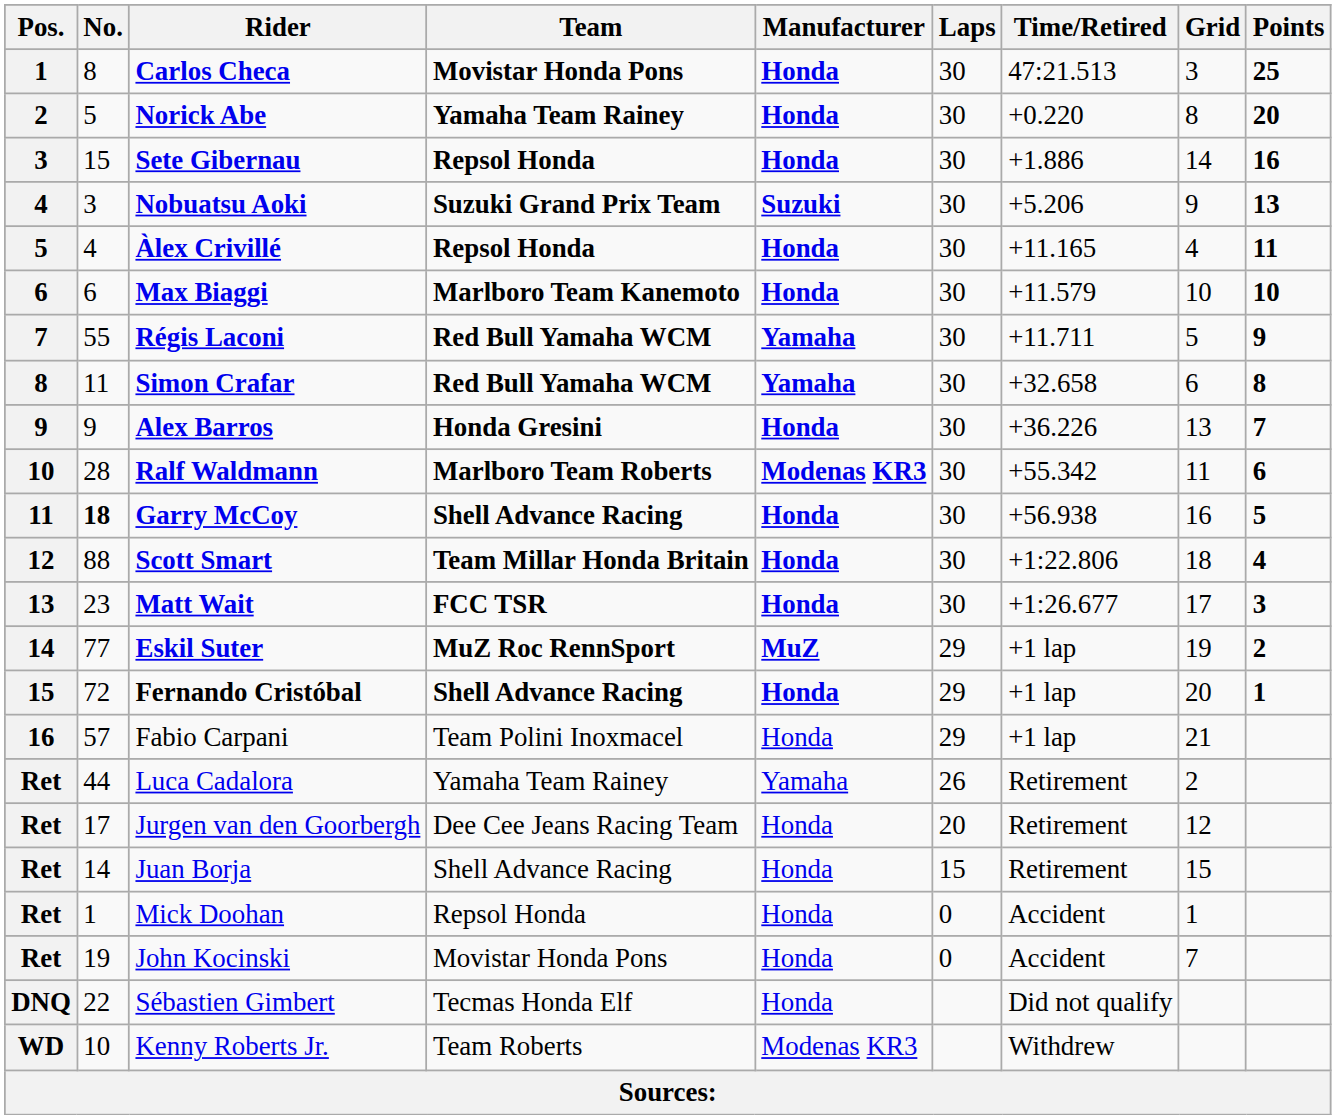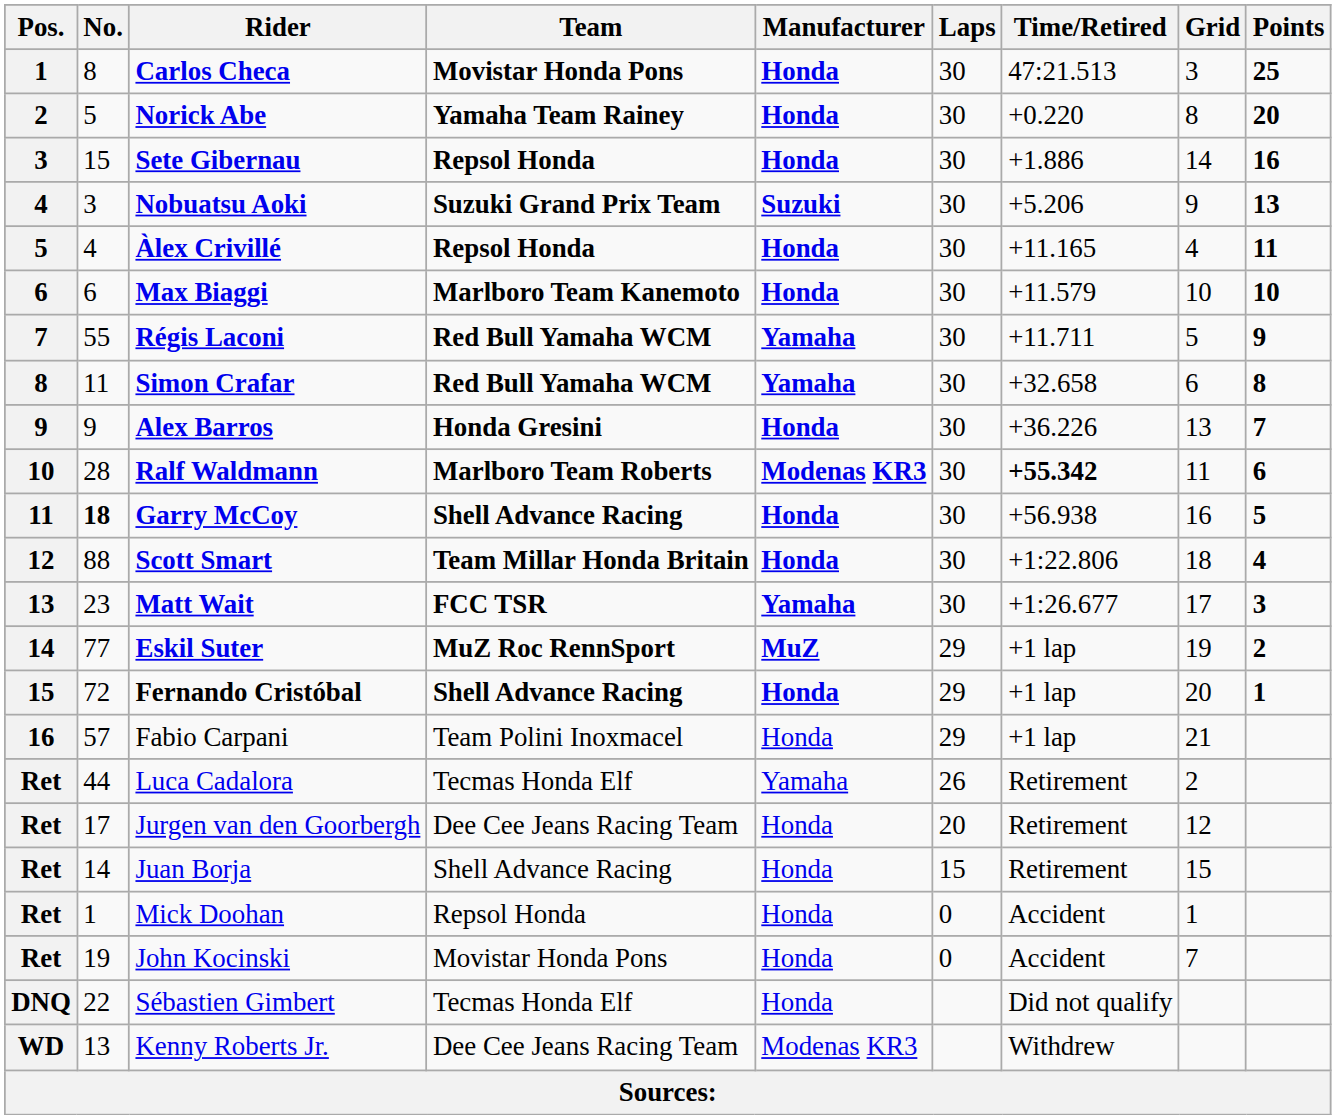(1053, 470) normal -> (1053, 470) bold
(800, 603) Honda -> (808, 603) Yamaha
(551, 780) Yamaha Team Rainey -> (533, 780) Tecmas Honda Elf
(97, 1047) 10 -> (97, 1047) 13
(508, 1047) Team Roberts -> (585, 1047) Dee Cee Jeans Racing Team
